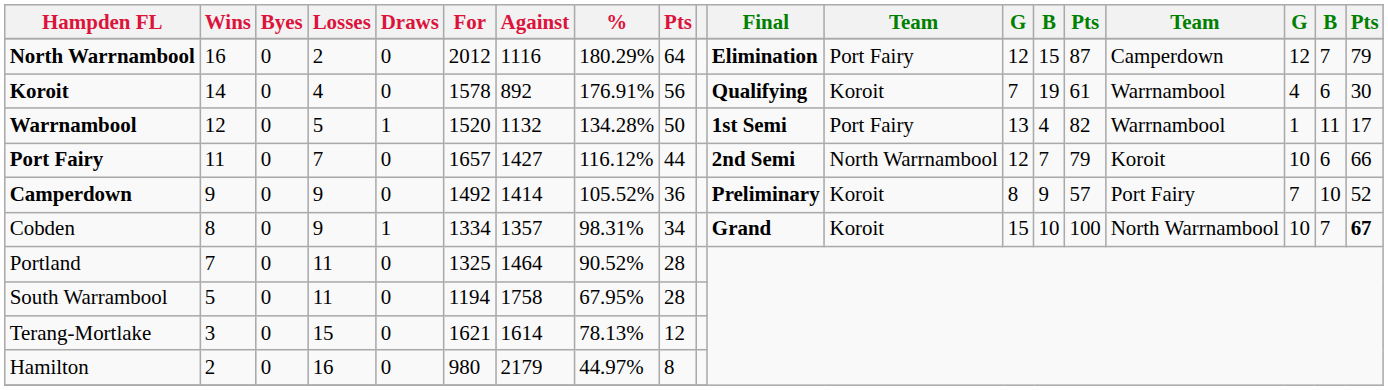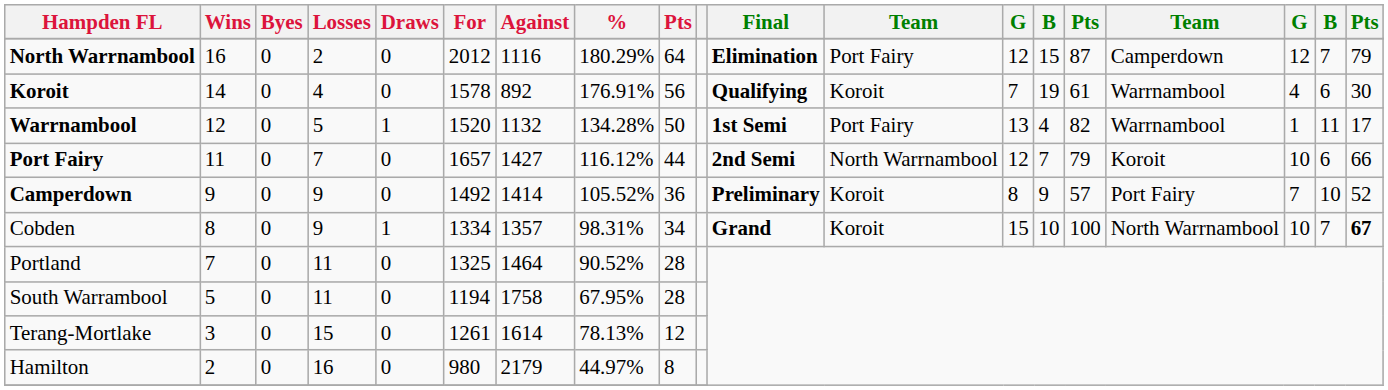(470, 332) 1621 -> (470, 332) 1261
